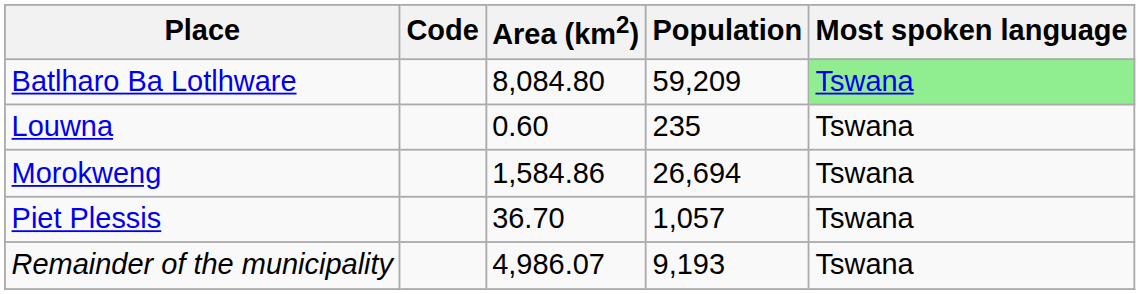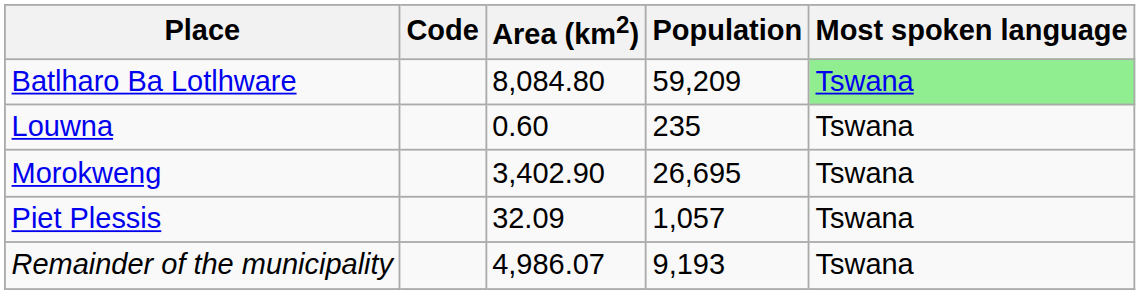(549, 173) 1,584.86 -> (549, 173) 3,402.90
(697, 173) 26,694 -> (697, 173) 26,695
(528, 219) 36.70 -> (528, 219) 32.09
